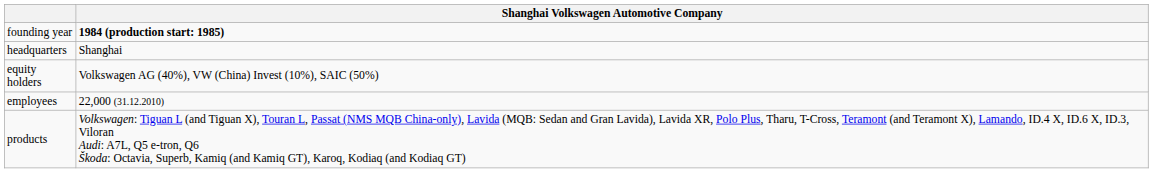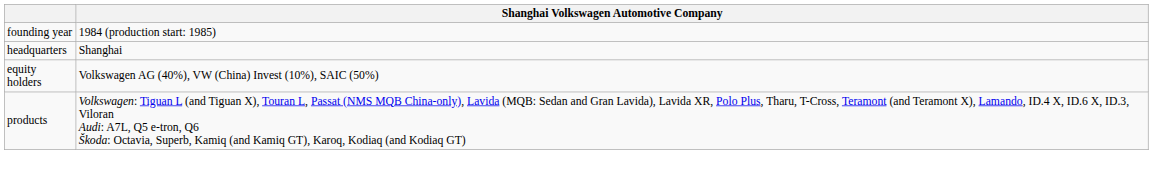(152, 32) bold -> (147, 32) normal
- row: (32, 100)
